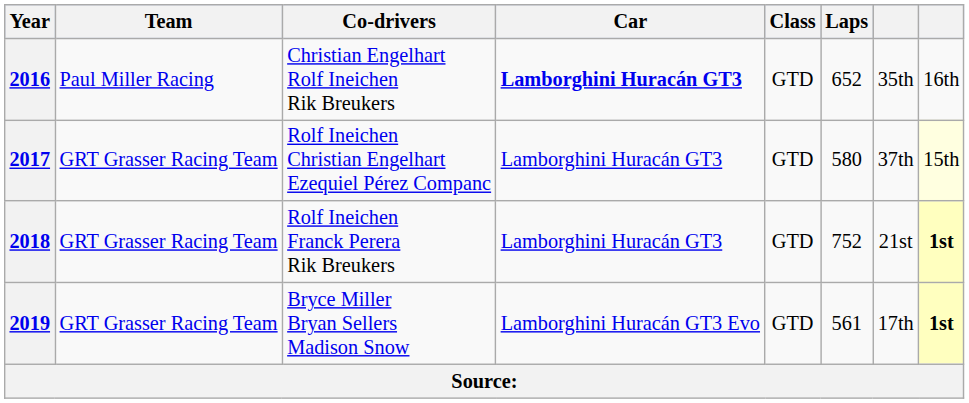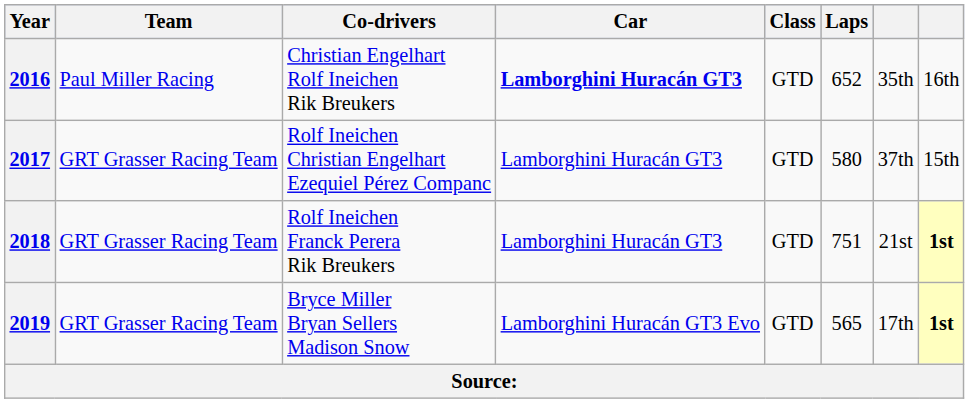(941, 160) lightyellow background -> (941, 160) no background
(847, 241) 752 -> (847, 241) 751
(847, 323) 561 -> (847, 323) 565
